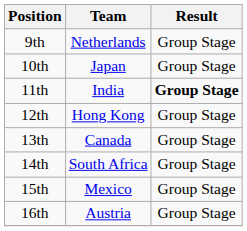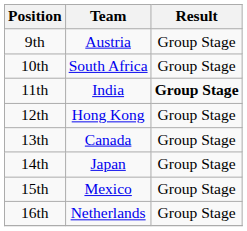(108, 41) Netherlands -> (108, 41) Austria
(108, 66) Japan -> (108, 66) South Africa
(108, 164) South Africa -> (108, 164) Japan
(108, 213) Austria -> (108, 213) Netherlands
